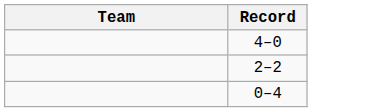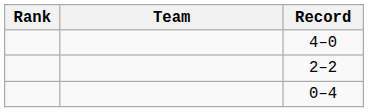+ column: (32, 17)
